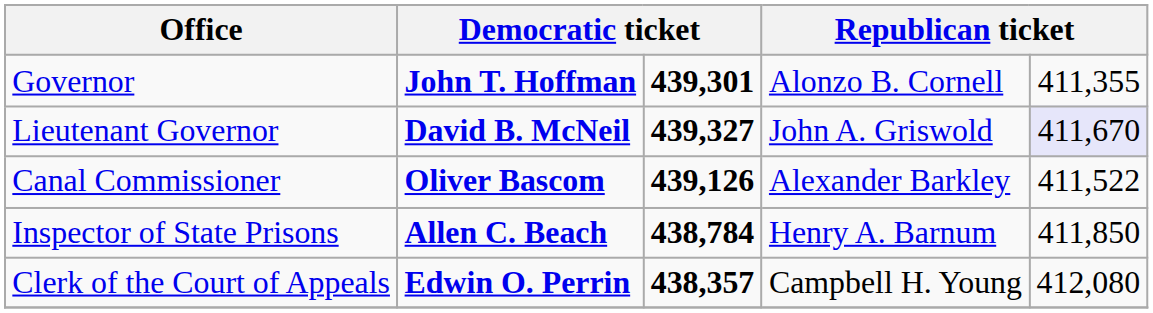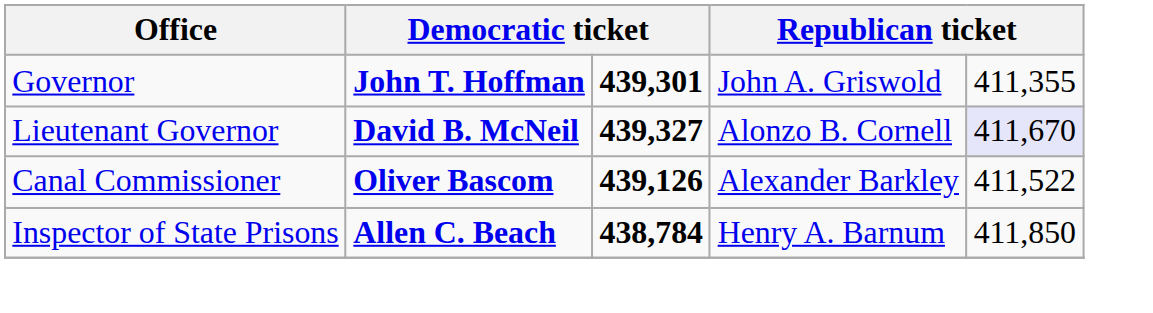(886, 80) Alonzo B. Cornell -> (830, 80) John A. Griswold
(881, 130) John A. Griswold -> (835, 130) Alonzo B. Cornell
- row: (201, 282)
